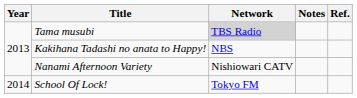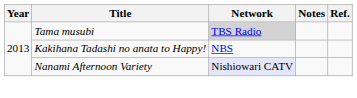(252, 66) no background -> (252, 66) lavender background
- row: (71, 84)
